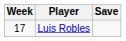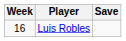(20, 28) 17 -> (20, 28) 16
